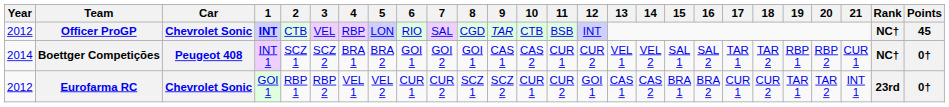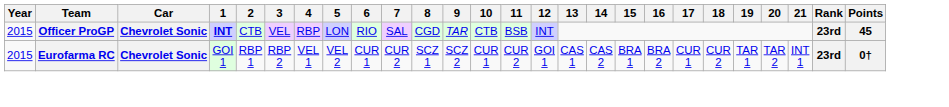(20, 31) 2012 -> (20, 31) 2015
(888, 31) NC† -> (829, 31) 23rd
- row: (99, 55)
(20, 86) 2012 -> (20, 55) 2015
